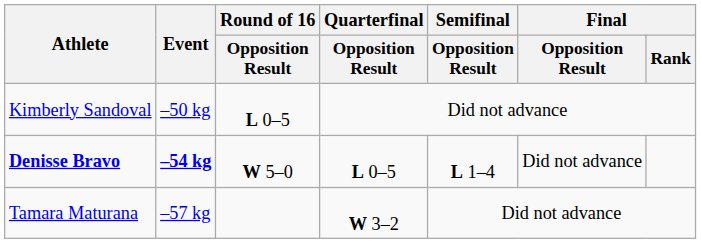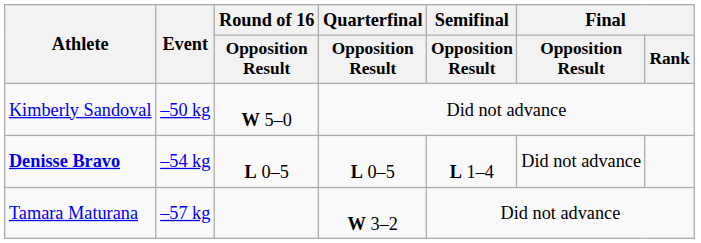(268, 120) L 0–5 -> (267, 120) W 5–0
(186, 161) bold -> (185, 161) normal
(268, 172) W 5–0 -> (267, 172) L 0–5
